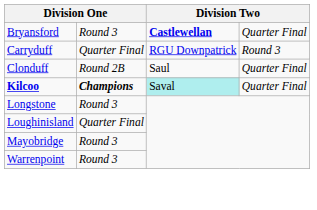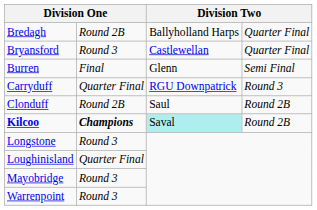+ row: (27, 31)
(181, 31) bold -> (179, 50) normal
+ row: (23, 68)
(274, 68) Quarter Final -> (267, 104) Round 2B
(274, 86) Quarter Final -> (267, 123) Round 2B
